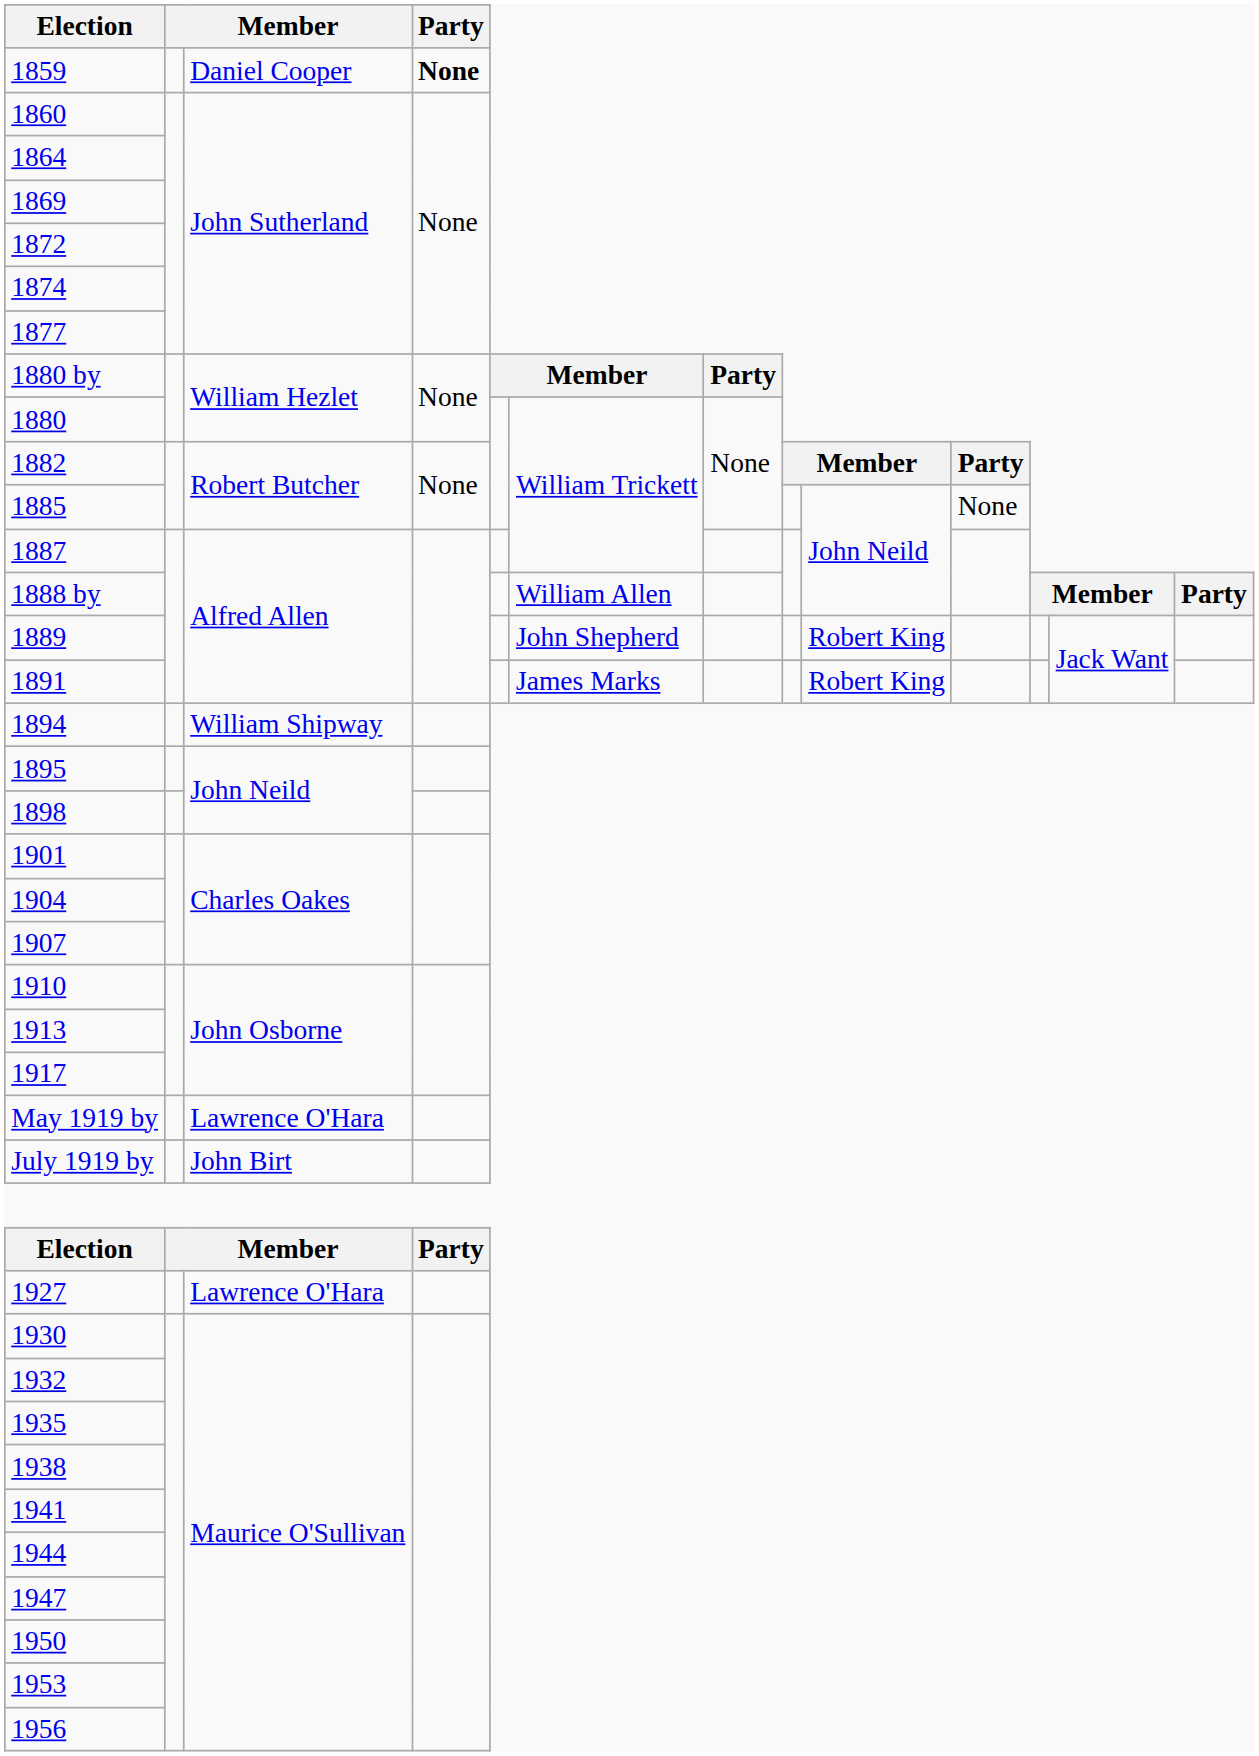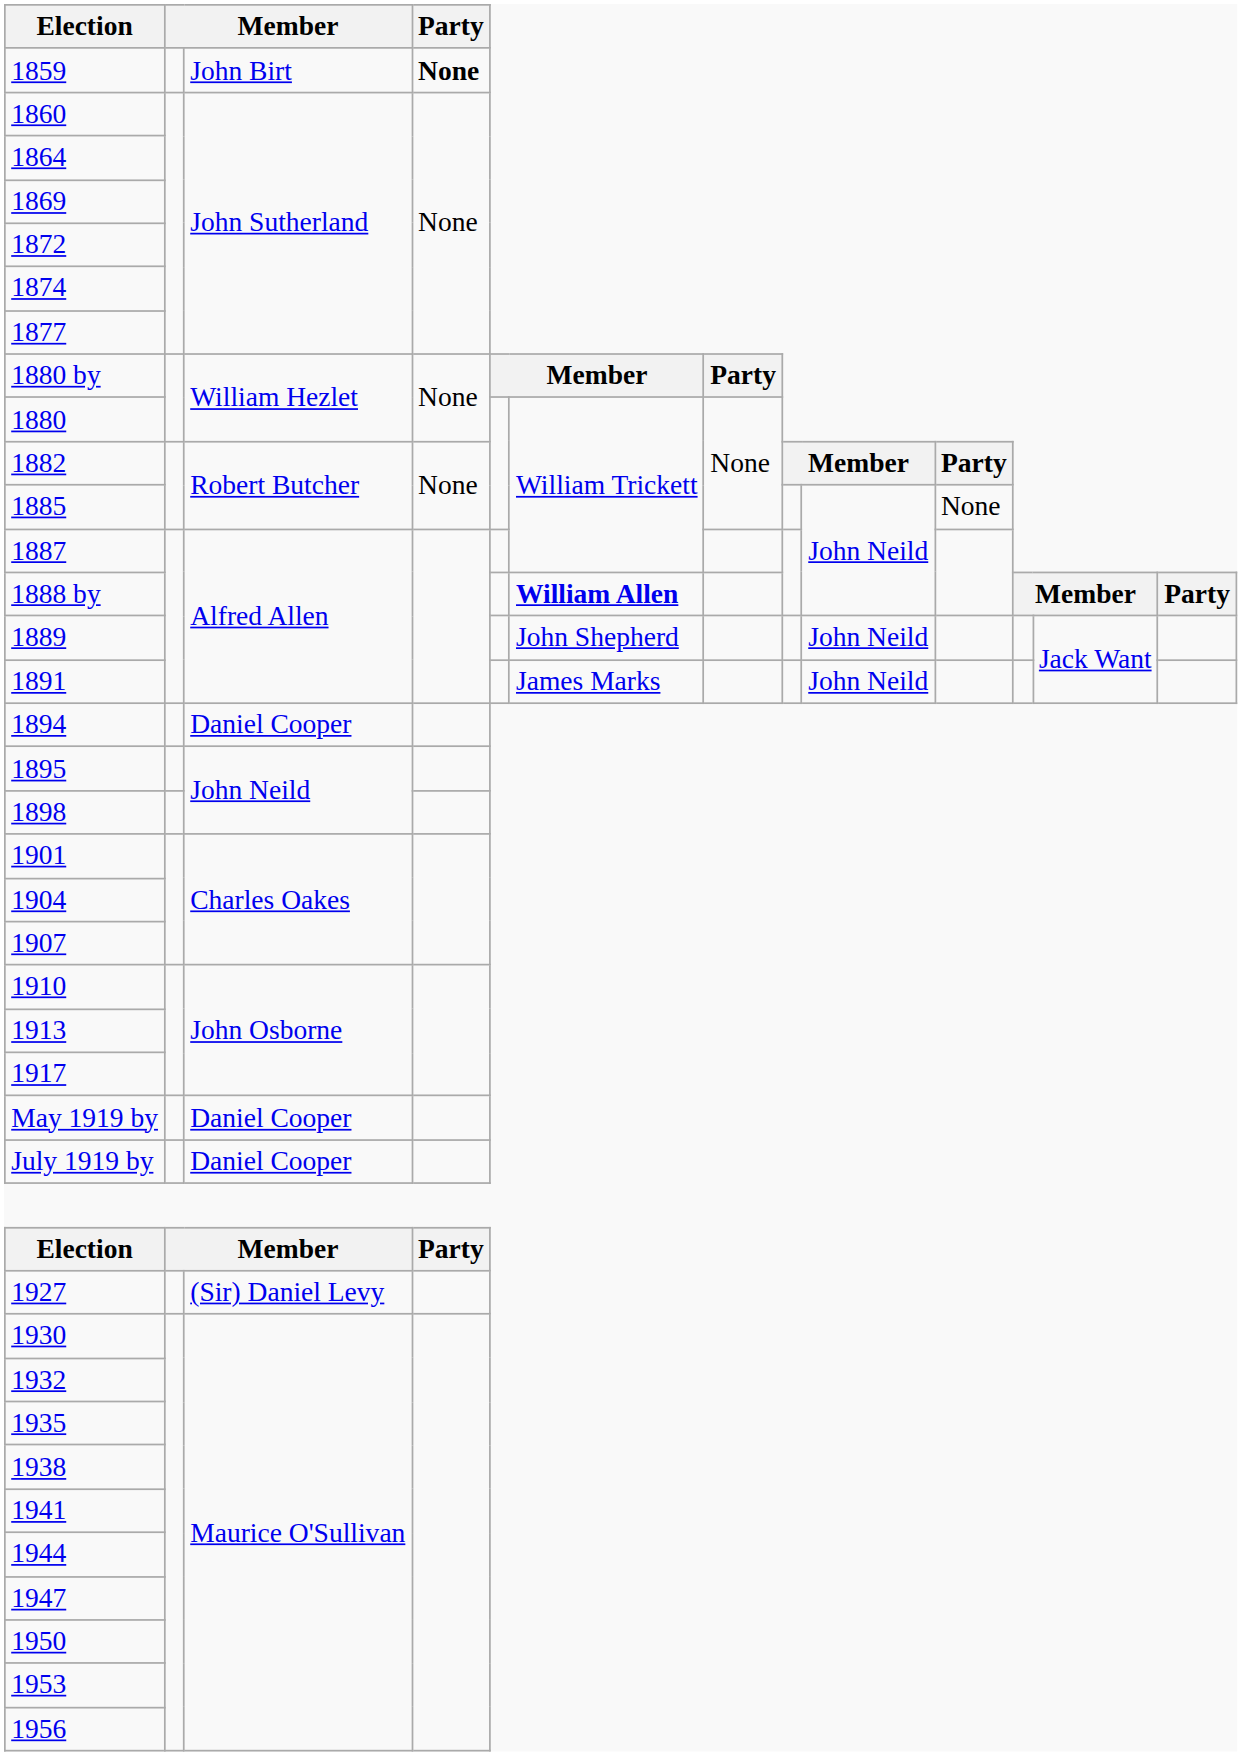(271, 69) Daniel Cooper -> (241, 69) John Birt
(594, 593) normal -> (597, 593) bold
(877, 637) Robert King -> (868, 637) John Neild
(877, 680) Robert King -> (868, 680) John Neild
(286, 724) William Shipway -> (271, 724) Daniel Cooper
(287, 1117) Lawrence O'Hara -> (271, 1117) Daniel Cooper
(241, 1161) John Birt -> (271, 1161) Daniel Cooper
(287, 1292) Lawrence O'Hara -> (287, 1292) (Sir) Daniel Levy
